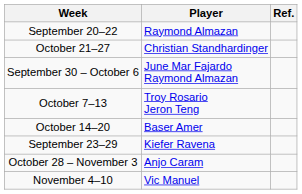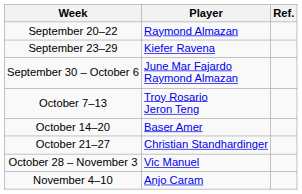rows swapped: (73, 145) <-> (73, 48)
(174, 162) Anjo Caram -> (172, 162) Vic Manuel
(172, 180) Vic Manuel -> (174, 180) Anjo Caram
